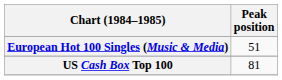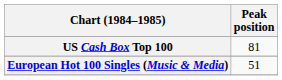rows swapped: (118, 46) <-> (118, 65)
